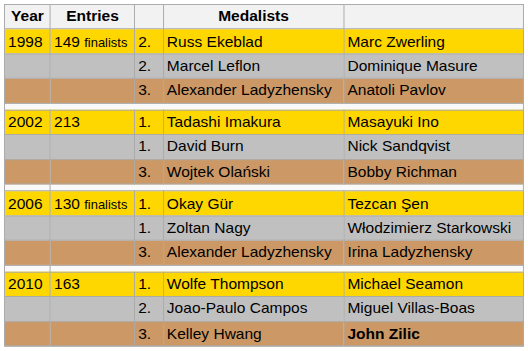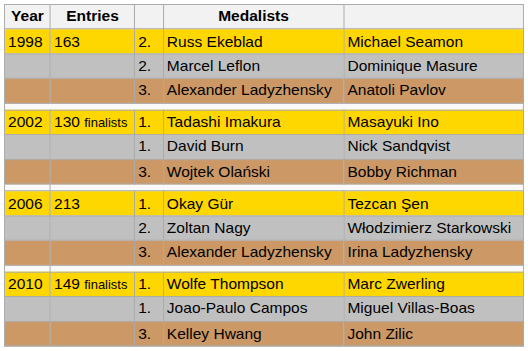(93, 41) 149 finalists -> (67, 41) 163
(396, 41) Marc Zwerling -> (405, 41) Michael Seamon
(67, 122) 213 -> (91, 122) 130 finalists
(91, 203) 130 finalists -> (67, 203) 213
(145, 228) 1. -> (145, 228) 2.
(67, 284) 163 -> (93, 284) 149 finalists
(405, 284) Michael Seamon -> (396, 284) Marc Zwerling
(145, 309) 2. -> (149, 309) 1.
(384, 333) bold -> (380, 333) normal
